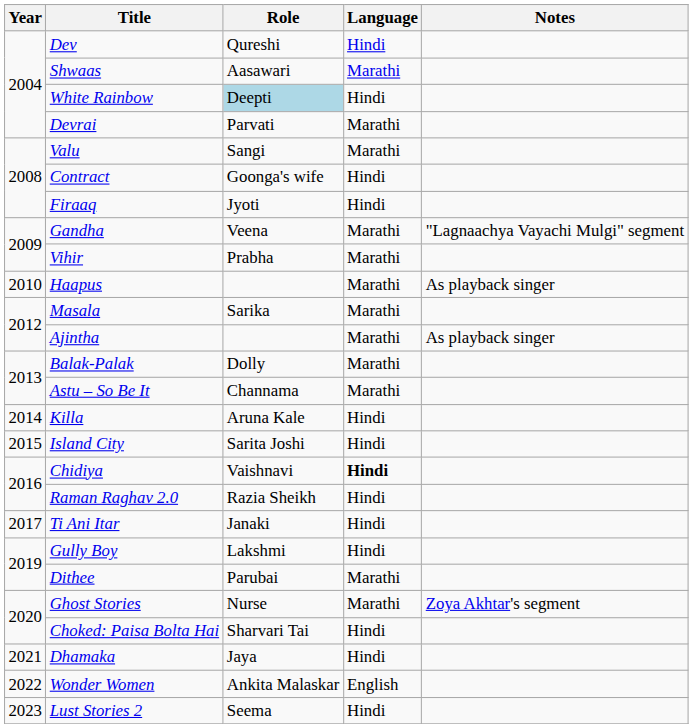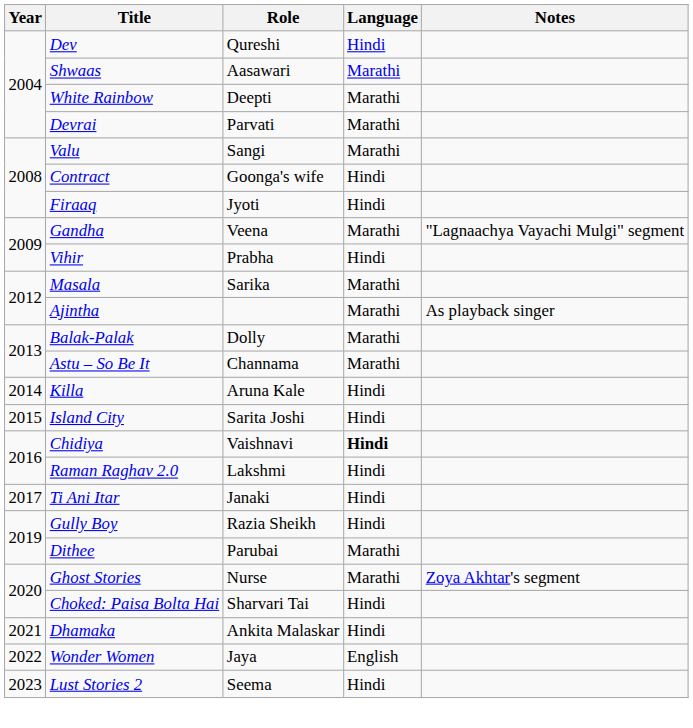(249, 97) lightblue background -> (249, 97) no background
(366, 97) Hindi -> (374, 97) Marathi
(374, 257) Marathi -> (366, 257) Hindi
- row: (76, 284)
(271, 497) Razia Sheikh -> (256, 470) Lakshmi
(256, 550) Lakshmi -> (271, 524) Razia Sheikh
(242, 657) Jaya -> (283, 630) Ankita Malaskar
(283, 683) Ankita Malaskar -> (242, 657) Jaya
